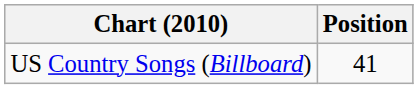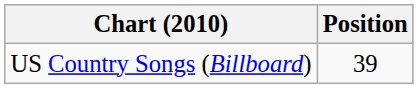(365, 63) 41 -> (365, 63) 39
